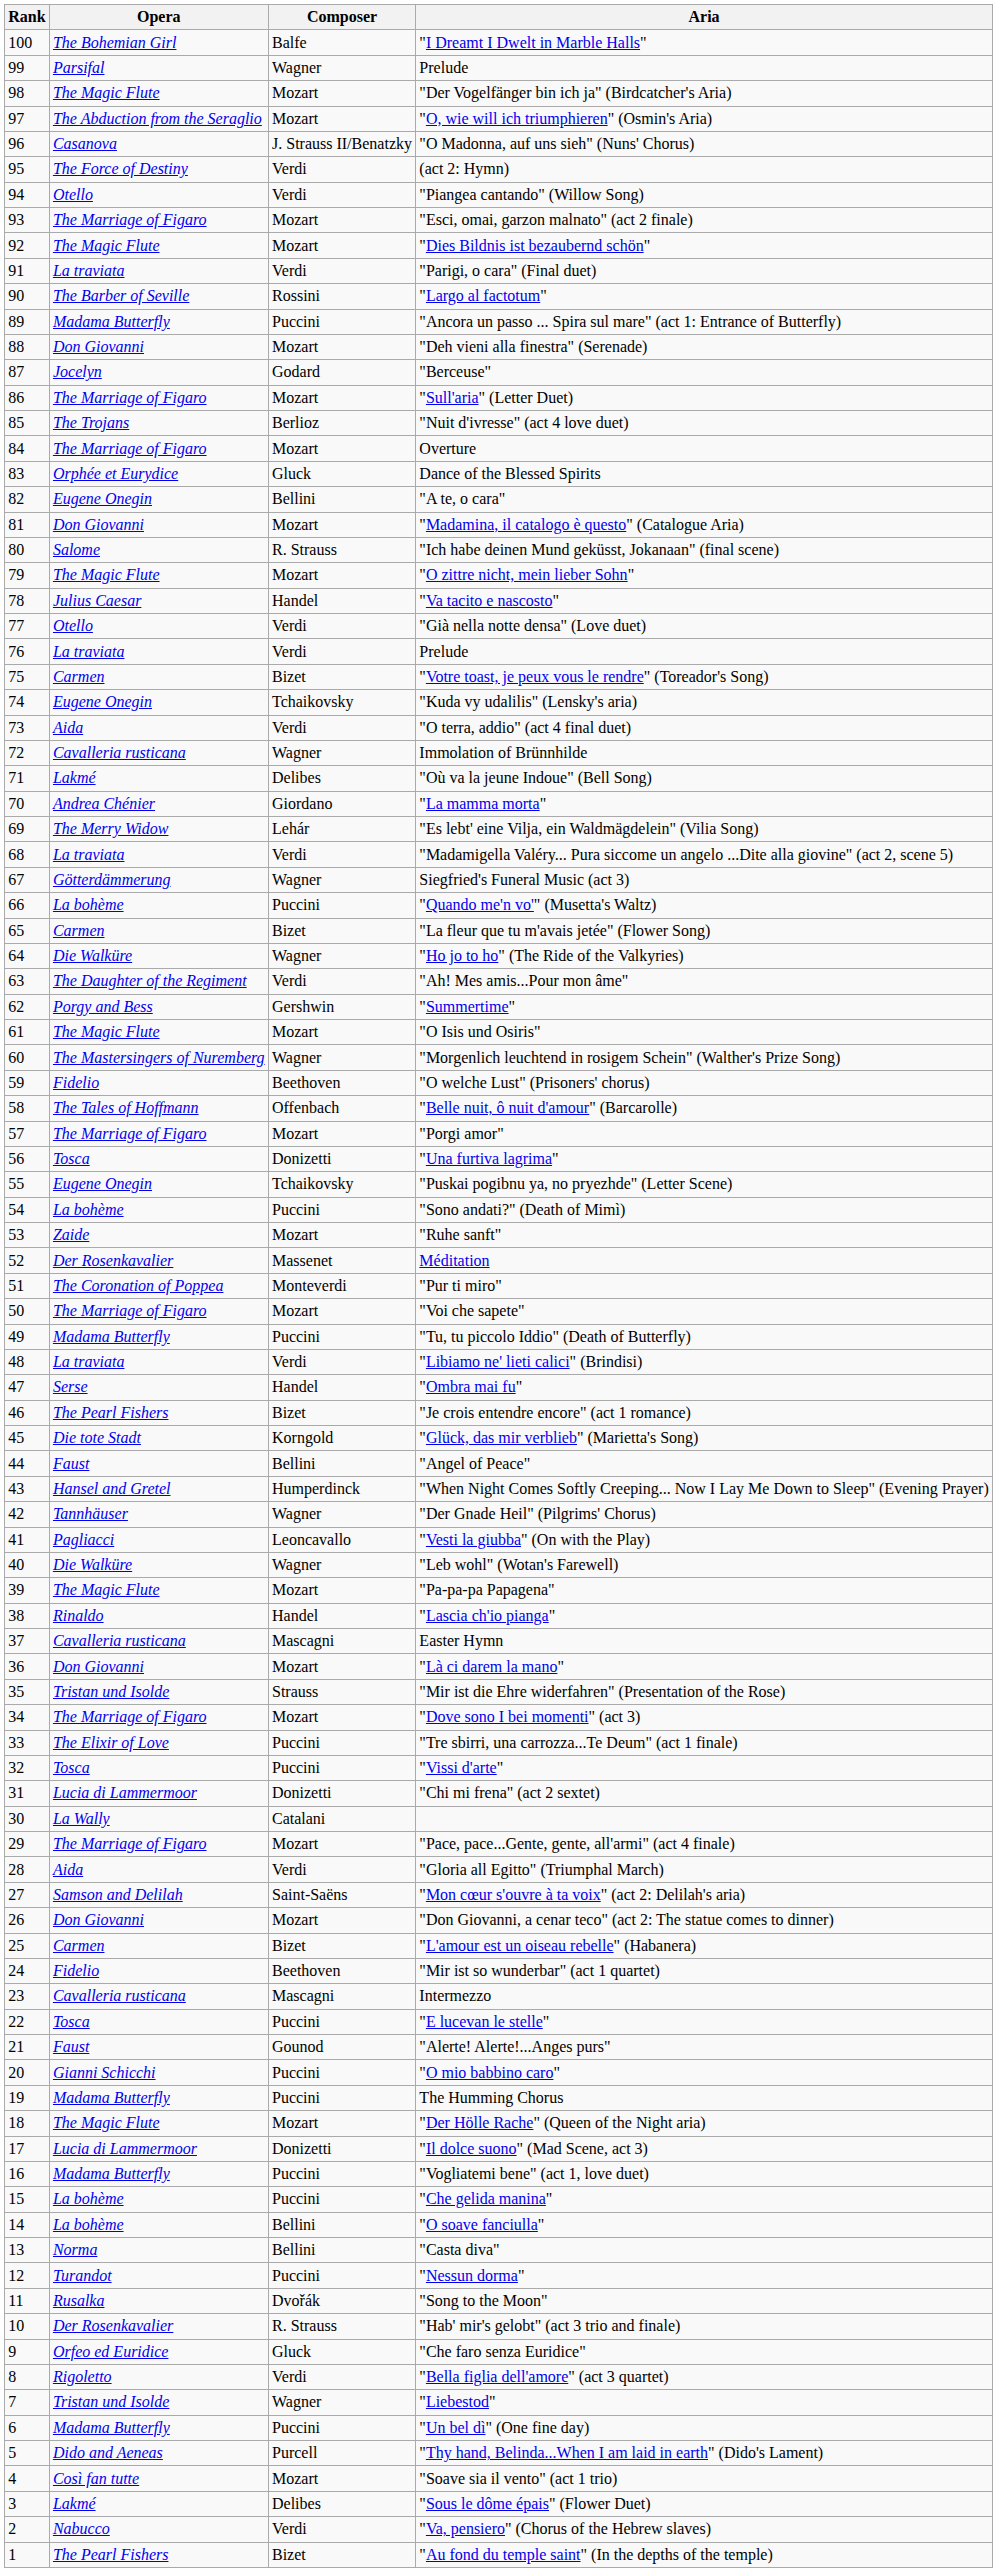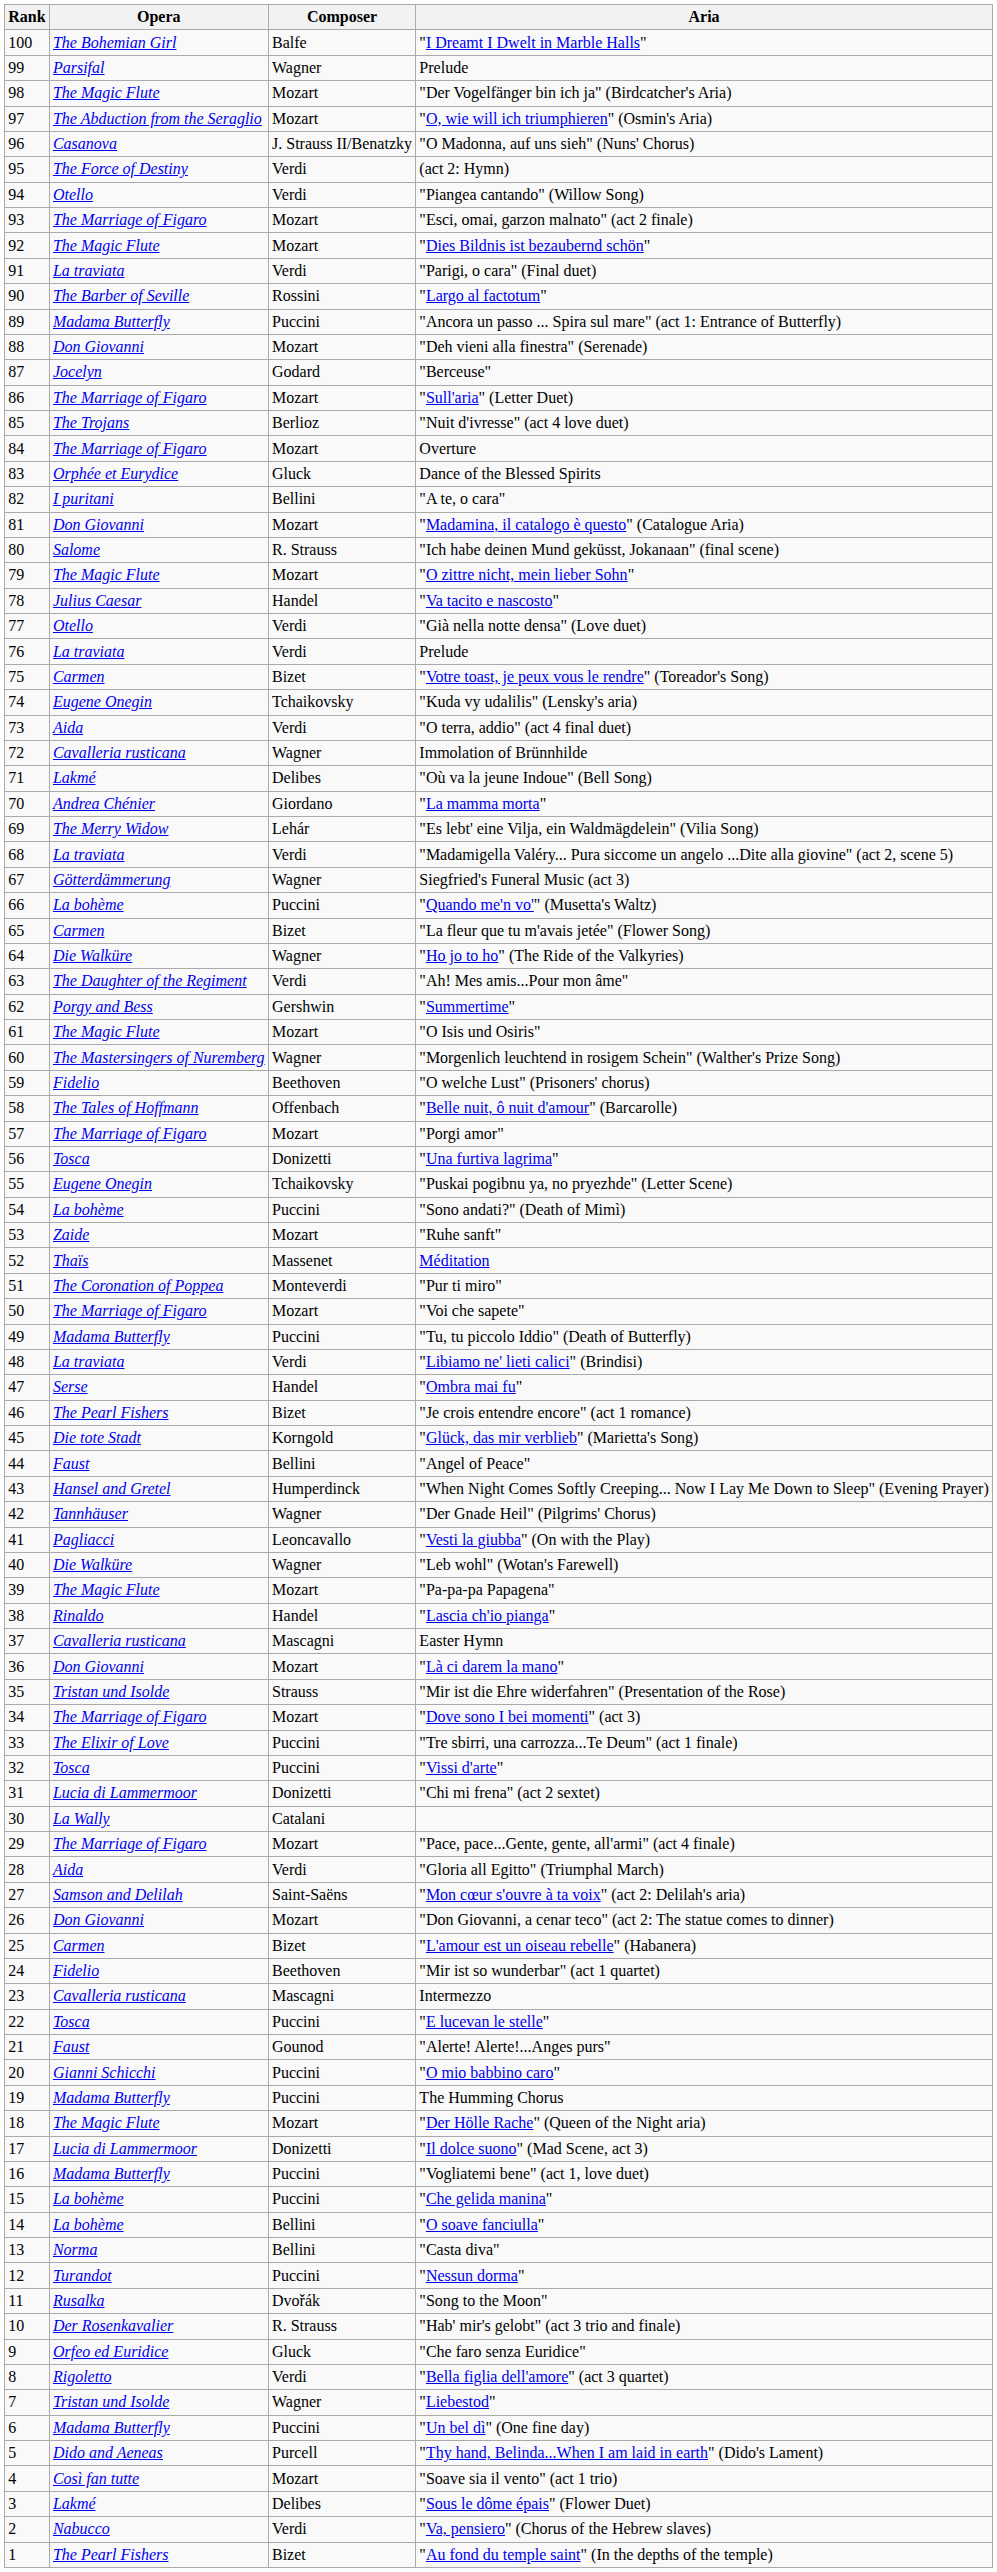(102, 499) Eugene Onegin -> (83, 499) I puritani
(113, 1260) Der Rosenkavalier -> (71, 1260) Thaïs
